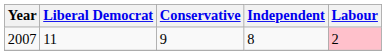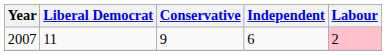(251, 38) 8 -> (251, 38) 6
